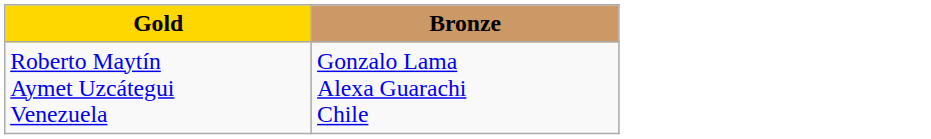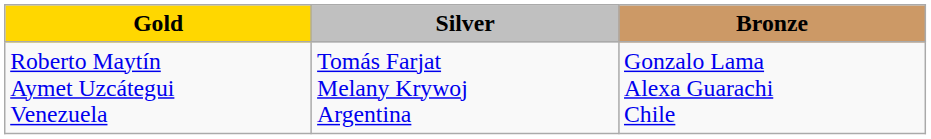+ column: (465, 23)
